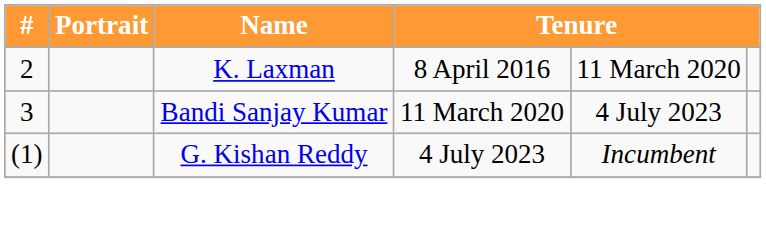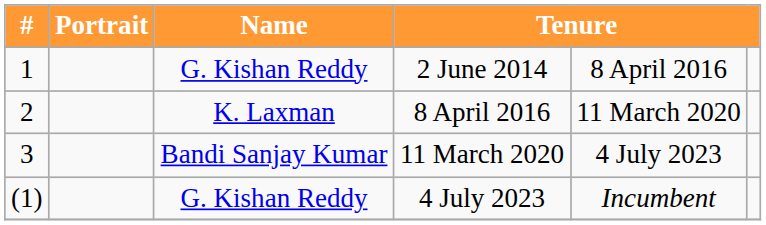+ row: (482, 68)
